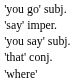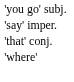- row: (37, 41)
